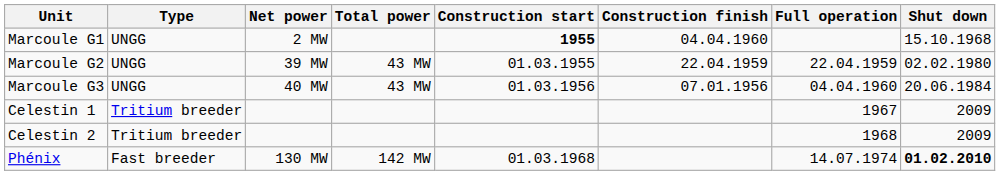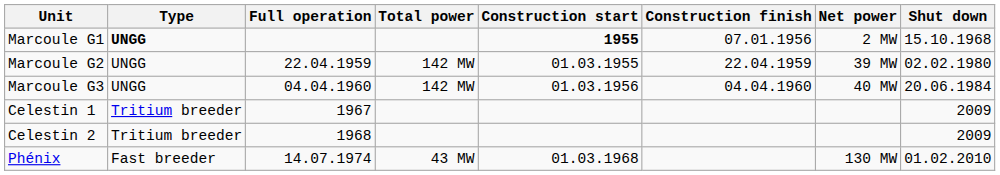columns swapped: (288, 16) <-> (836, 16)
(129, 40) normal -> (129, 40) bold
(724, 40) 04.04.1960 -> (768, 40) 07.01.1956
(409, 64) 43 MW -> (448, 64) 142 MW
(409, 88) 43 MW -> (448, 88) 142 MW
(724, 88) 07.01.1956 -> (768, 88) 04.04.1960
(405, 159) 142 MW -> (453, 159) 43 MW
(948, 159) bold -> (948, 159) normal
